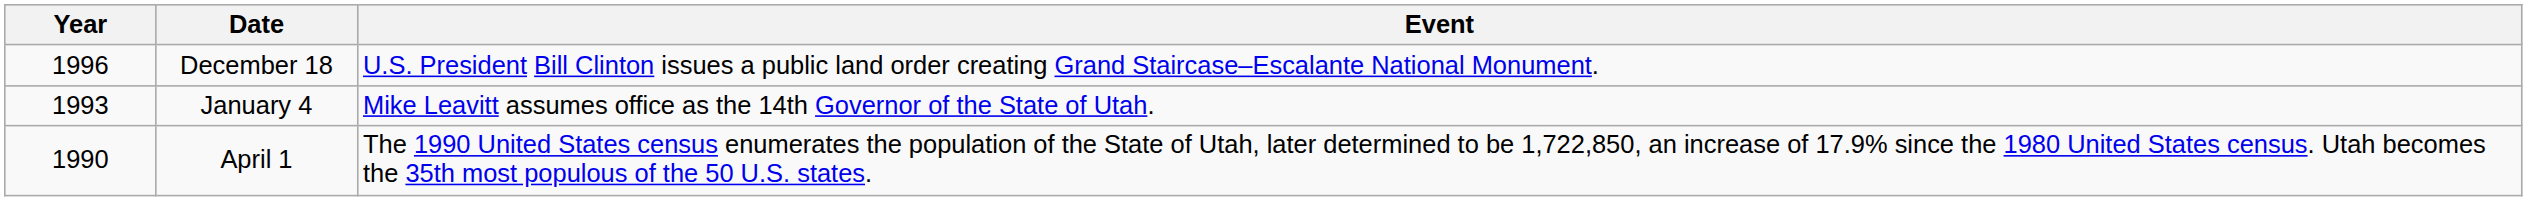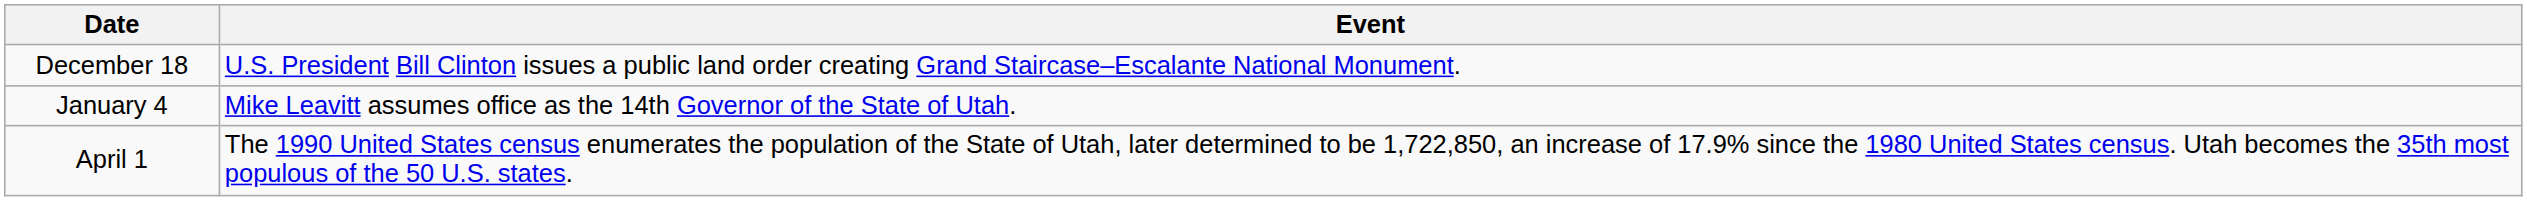- column: (80, 24)
